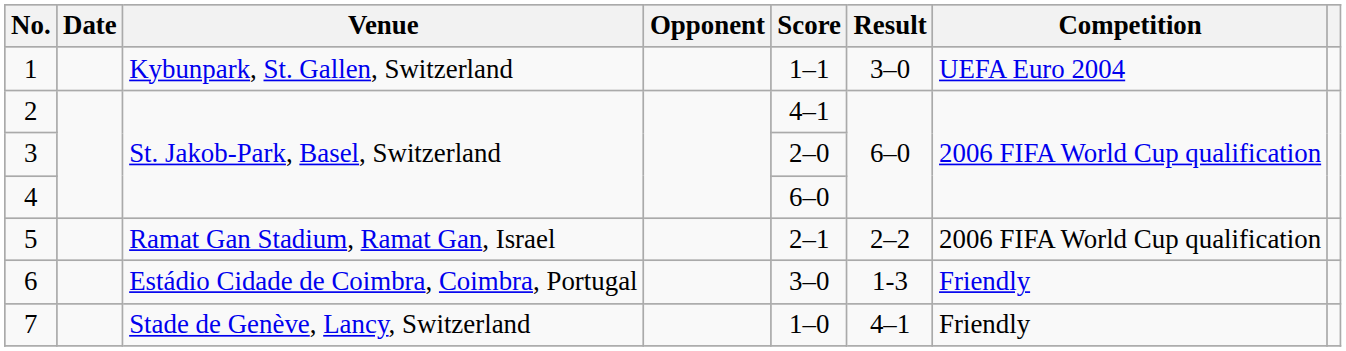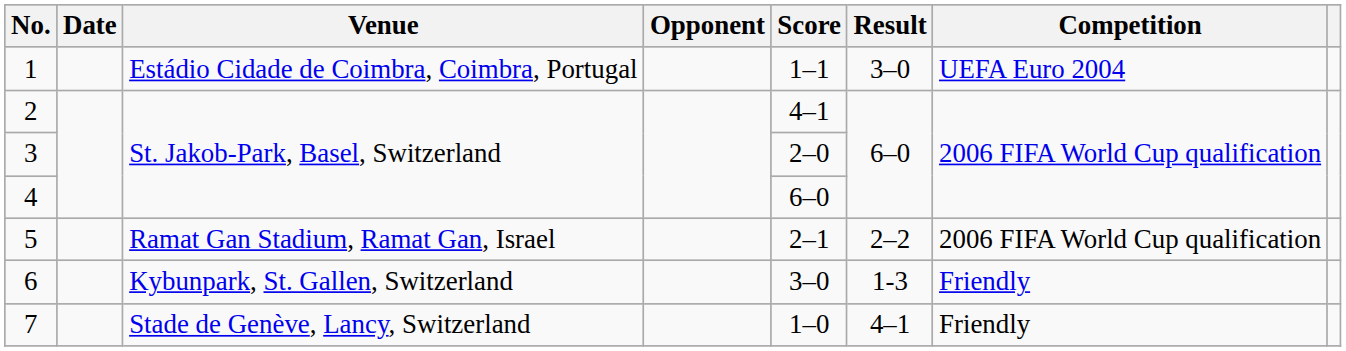(321, 68) Kybunpark, St. Gallen, Switzerland -> (383, 68) Estádio Cidade de Coimbra, Coimbra, Portugal
(383, 281) Estádio Cidade de Coimbra, Coimbra, Portugal -> (321, 281) Kybunpark, St. Gallen, Switzerland
